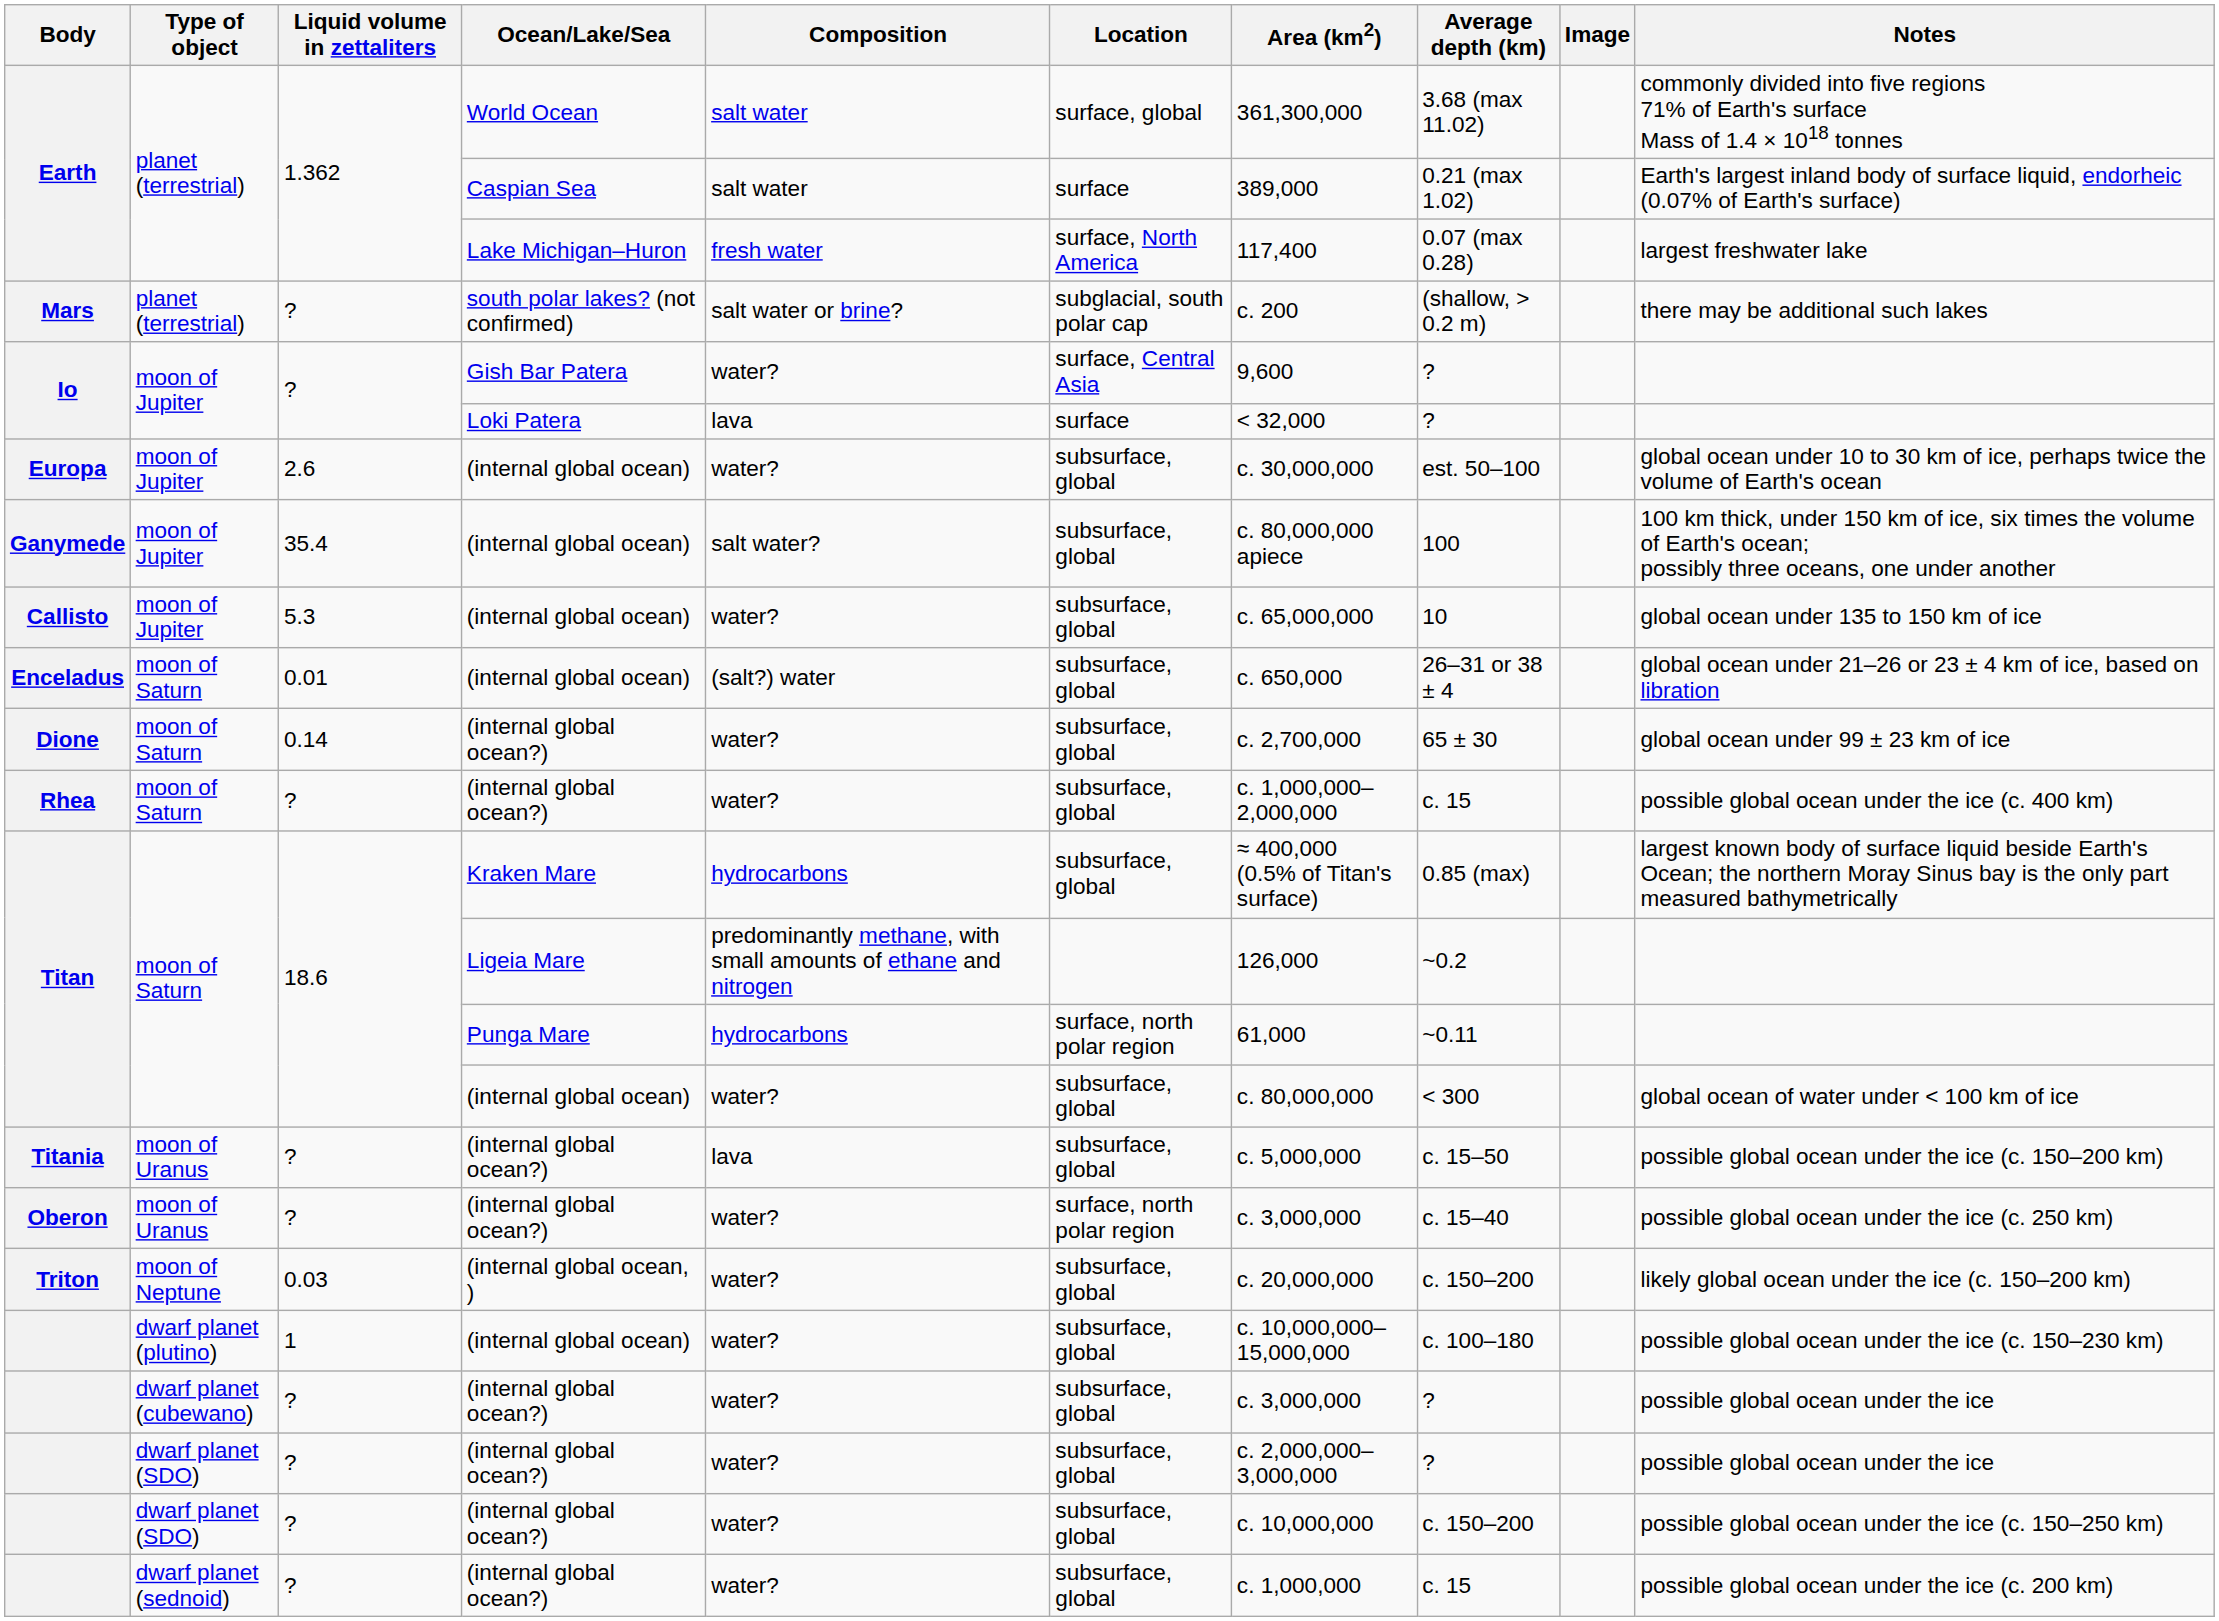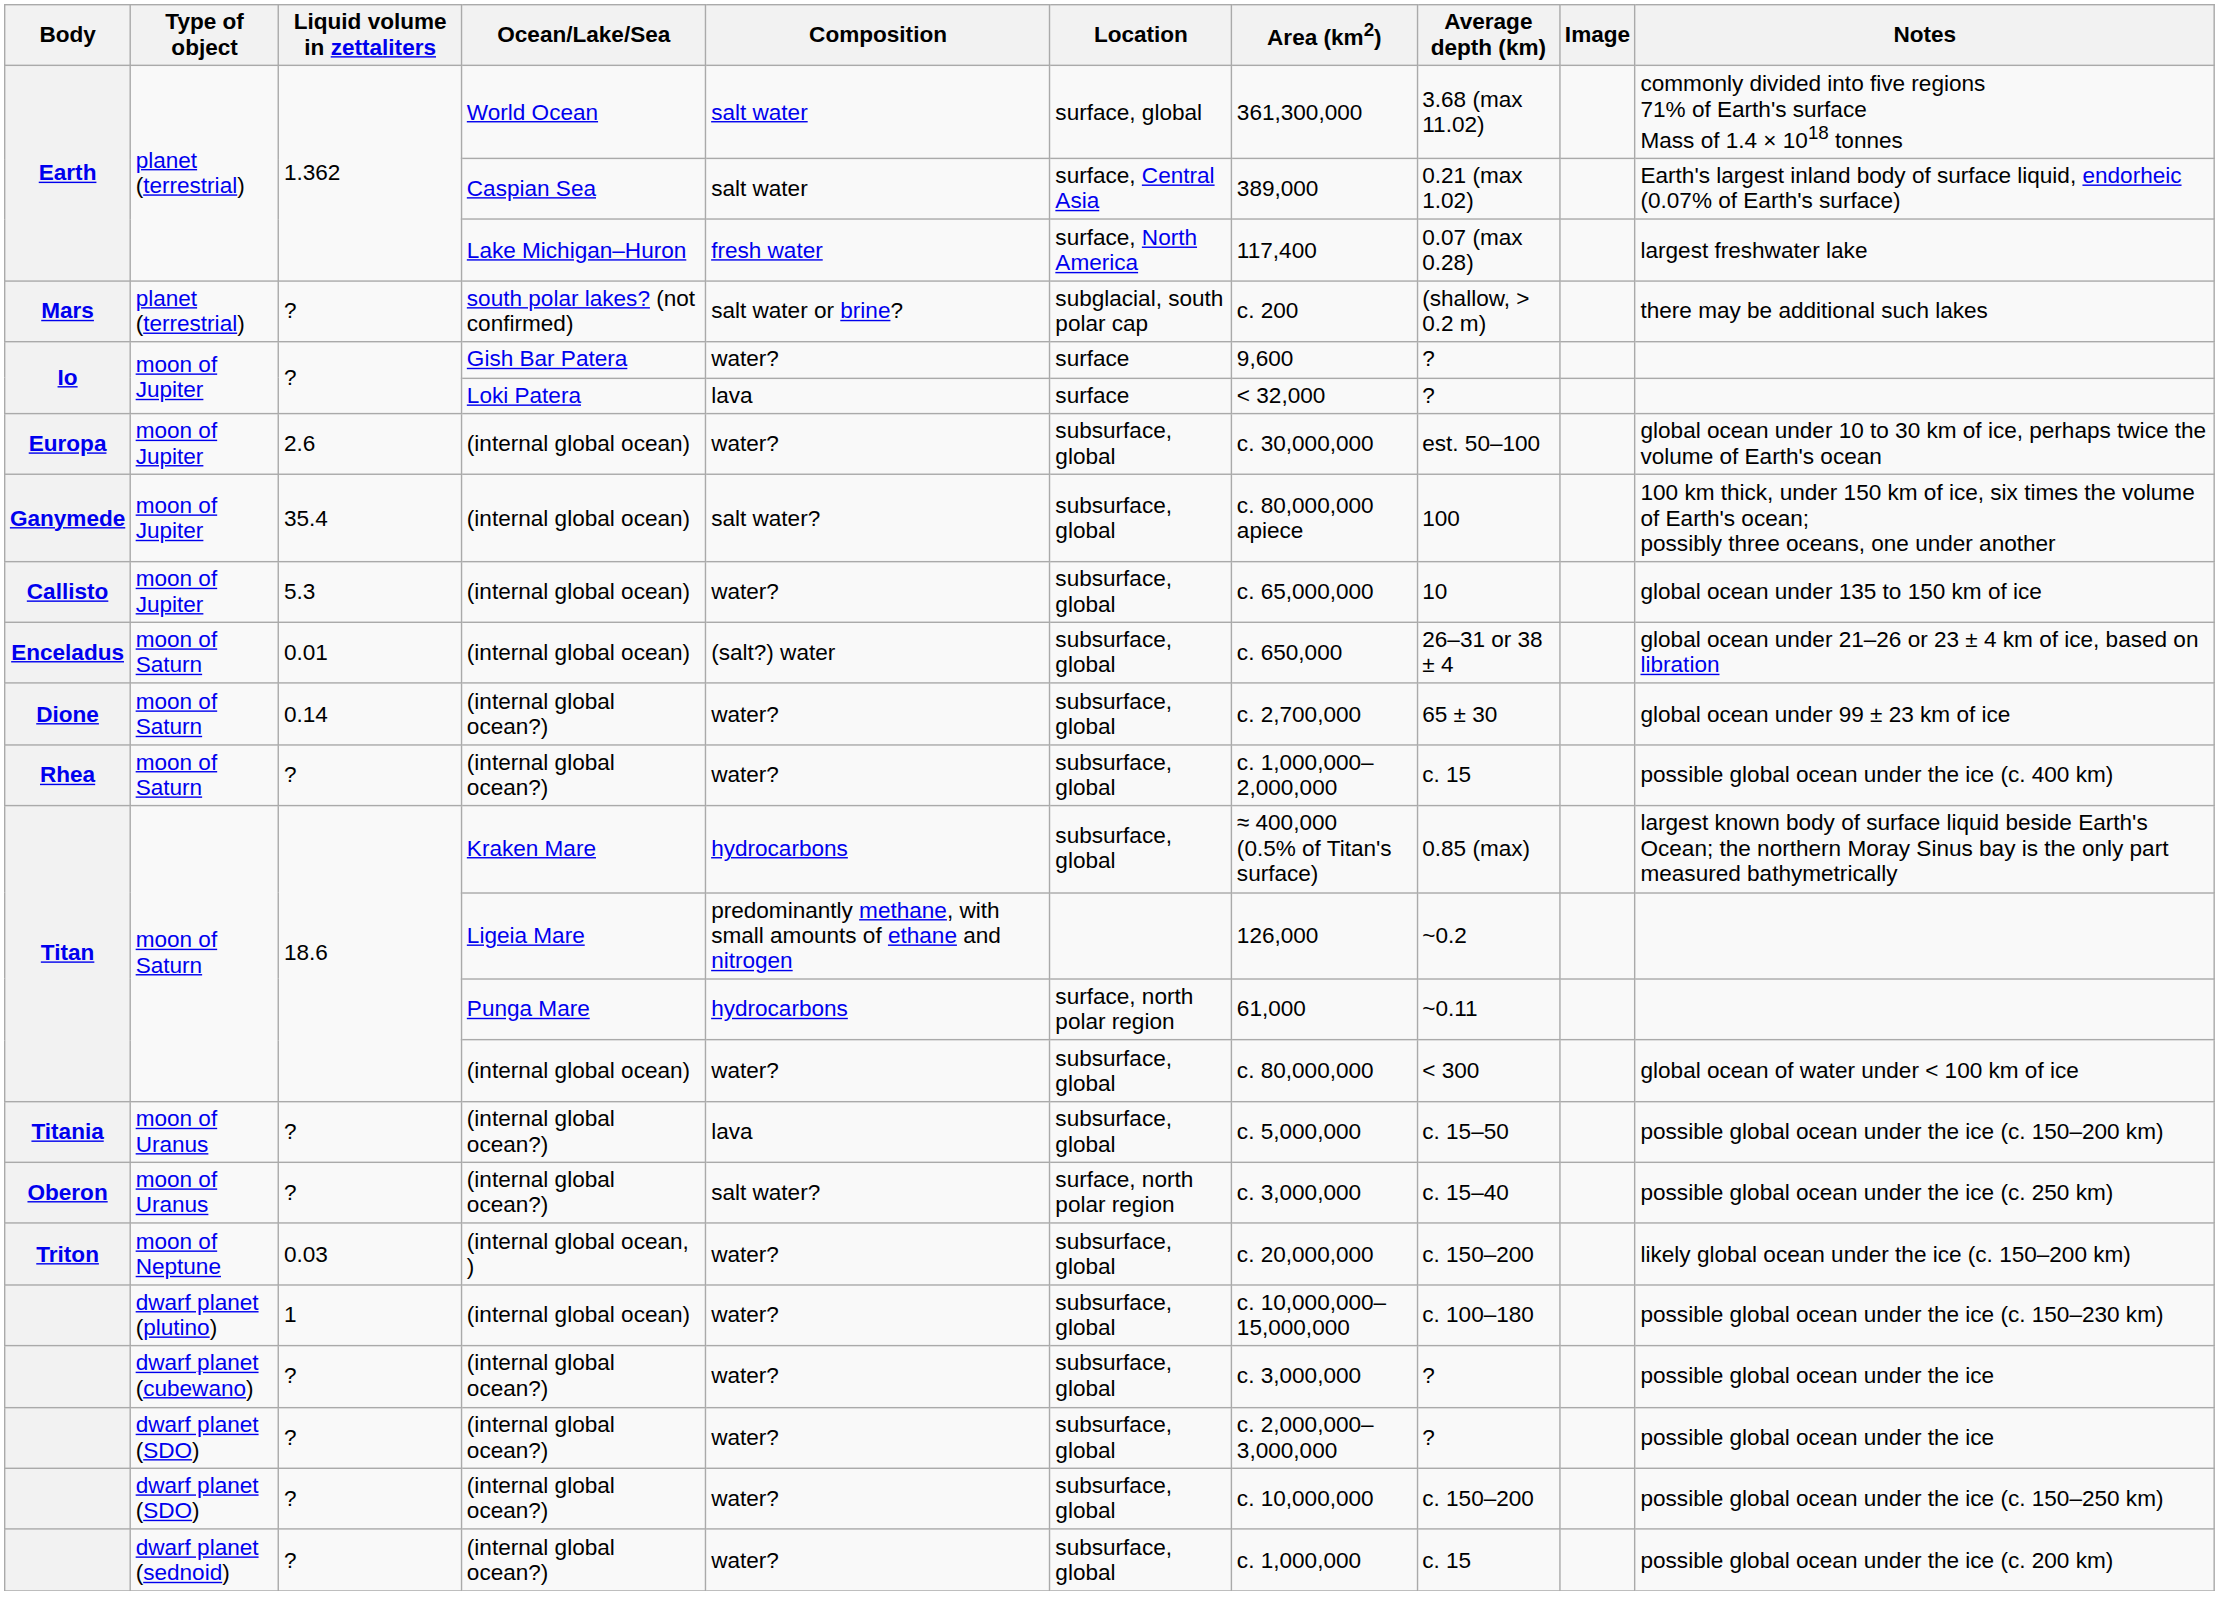(1092, 188) surface -> (1135, 188) surface, Central Asia
(1135, 372) surface, Central Asia -> (1092, 359) surface
(745, 1218) water? -> (766, 1192) salt water?
